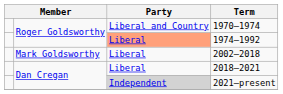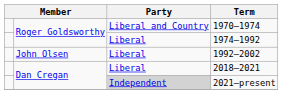(127, 40) lightsalmon background -> (127, 40) no background
+ row: (236, 54)
- row: (236, 54)
